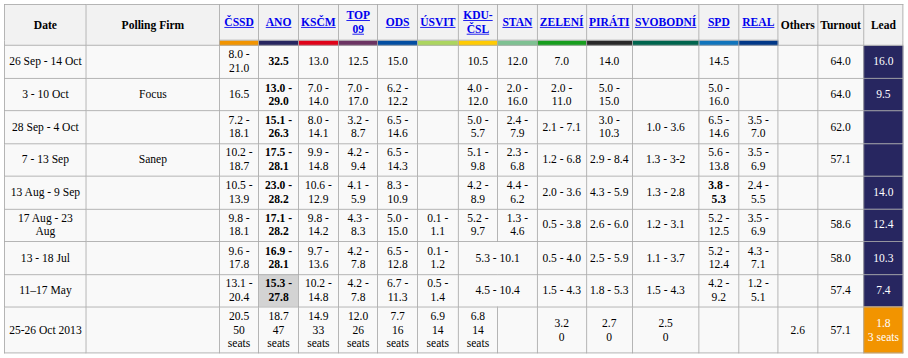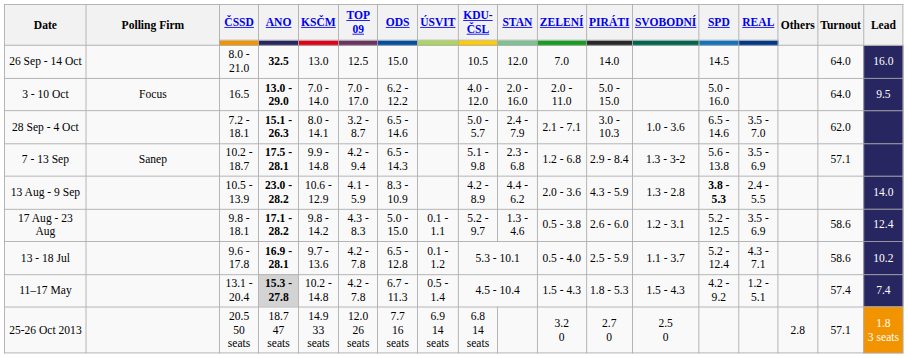(841, 257) 58.0 -> (841, 257) 58.6
(883, 257) 10.3 -> (883, 257) 10.2
(798, 329) 2.6 -> (798, 329) 2.8
